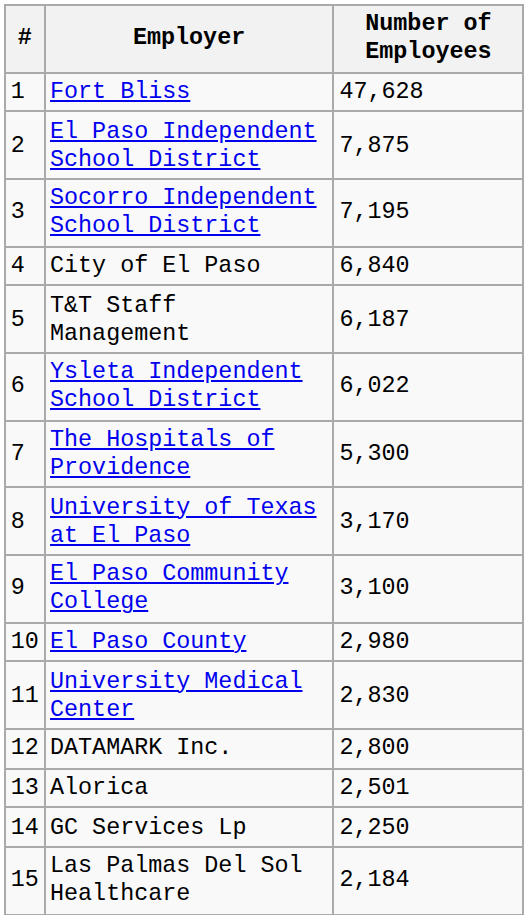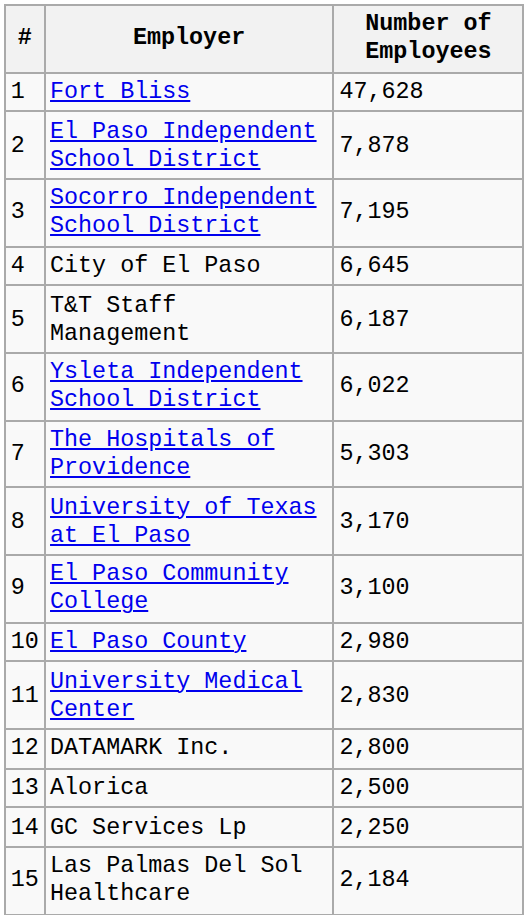(375, 145) 7,875 -> (375, 145) 7,878
(375, 266) 6,840 -> (375, 266) 6,645
(375, 454) 5,300 -> (375, 454) 5,303
(375, 787) 2,501 -> (375, 787) 2,500
